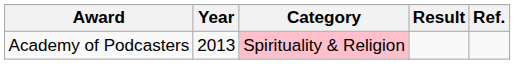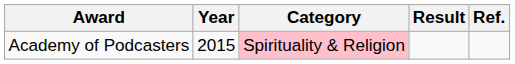(216, 45) 2013 -> (216, 45) 2015
